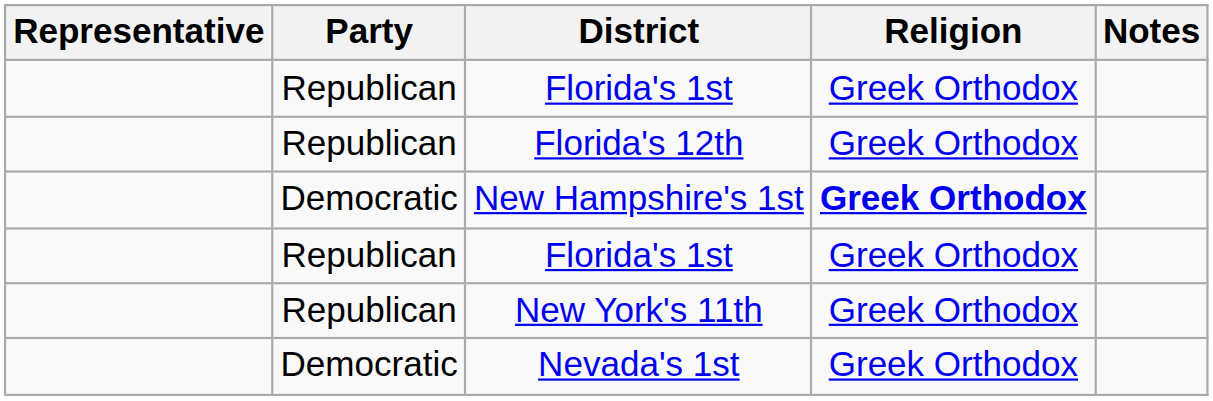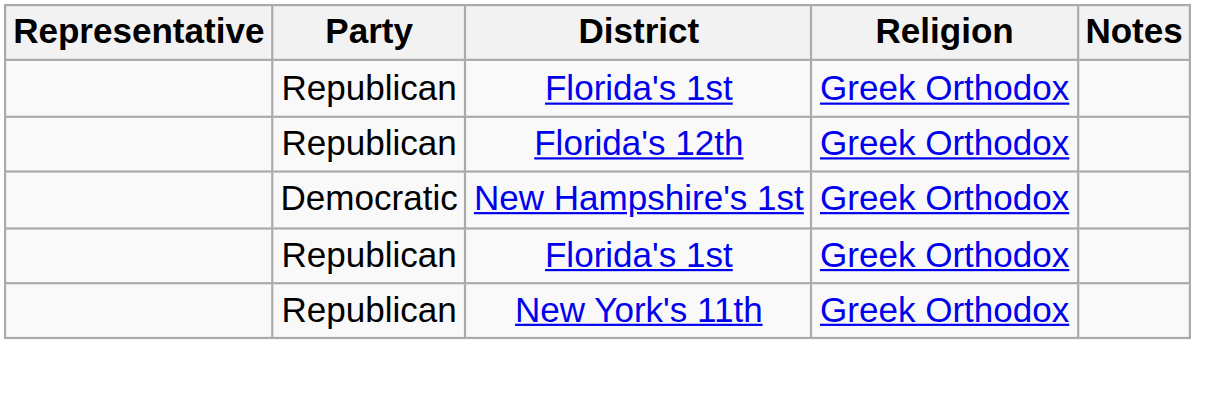(953, 198) bold -> (945, 198) normal
- row: (369, 365)
